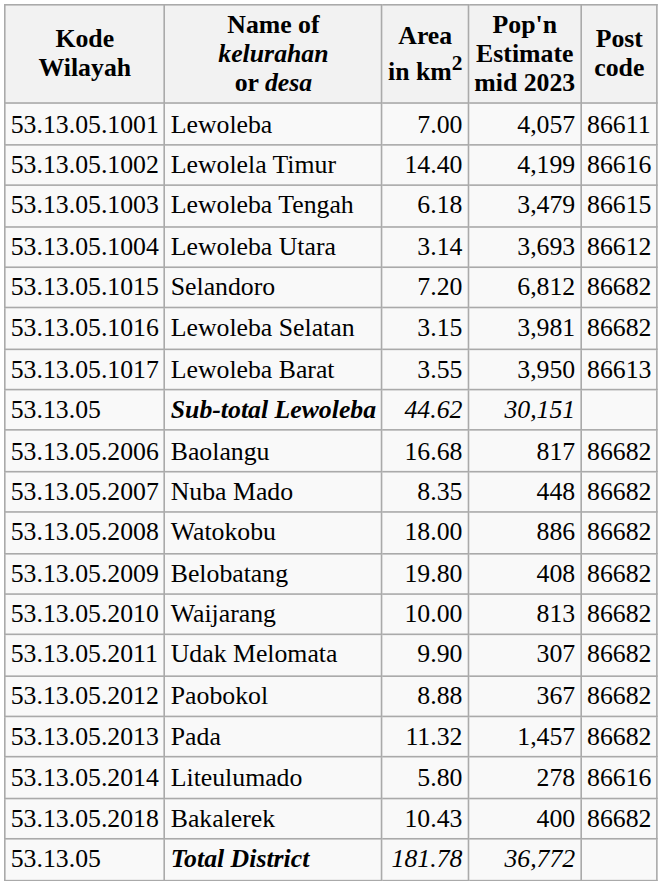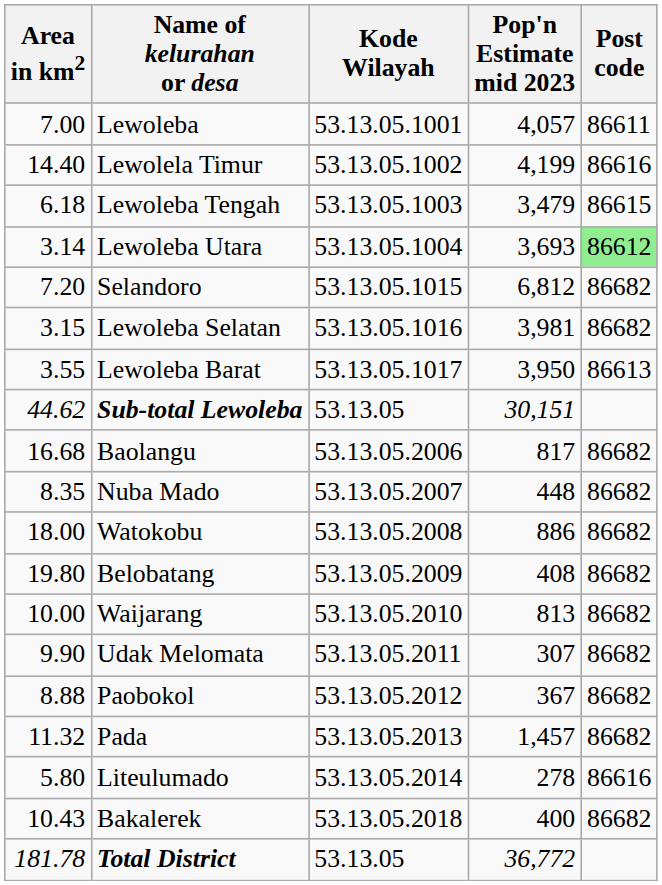columns swapped: (85, 53) <-> (425, 53)
(619, 246) no background -> (619, 246) lightgreen background
